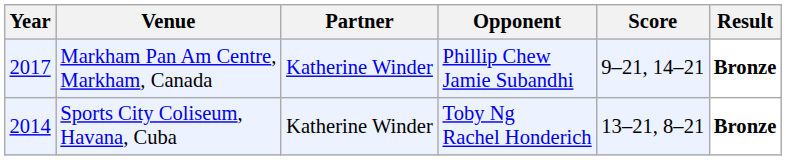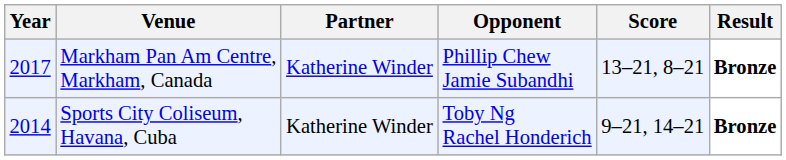(653, 67) 9–21, 14–21 -> (653, 67) 13–21, 8–21
(653, 126) 13–21, 8–21 -> (653, 126) 9–21, 14–21
